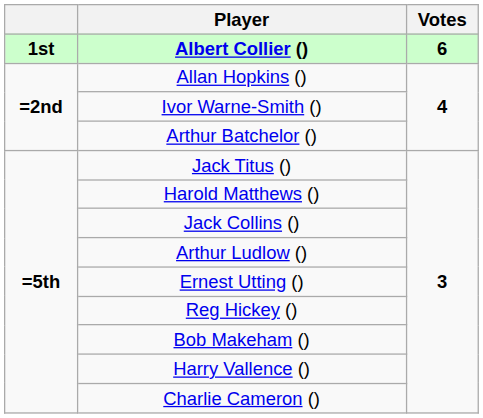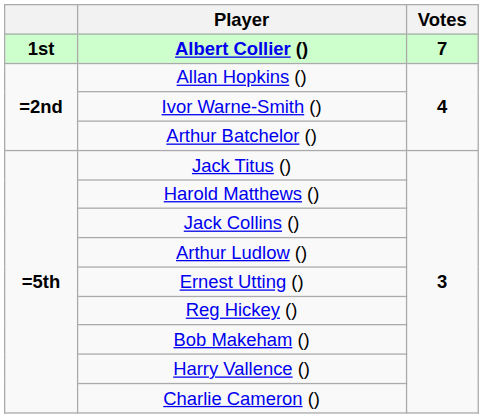(442, 49) 6 -> (442, 49) 7
